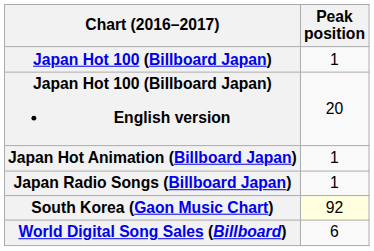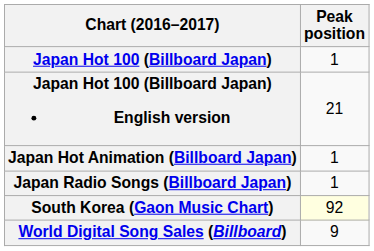(334, 108) 20 -> (334, 108) 21
(334, 232) 6 -> (334, 232) 9
